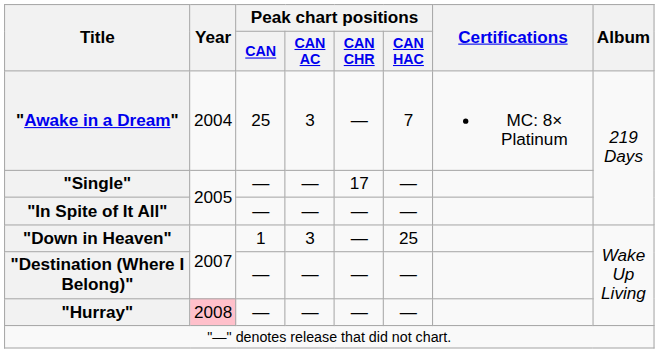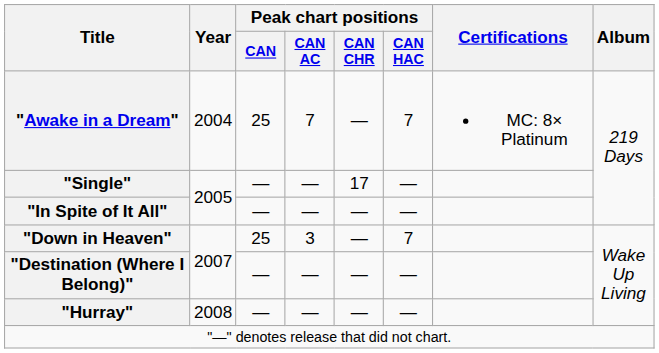(310, 120) 3 -> (310, 120) 7
(261, 238) 1 -> (261, 238) 25
(408, 238) 25 -> (408, 238) 7
(213, 311) pink background -> (213, 311) no background
